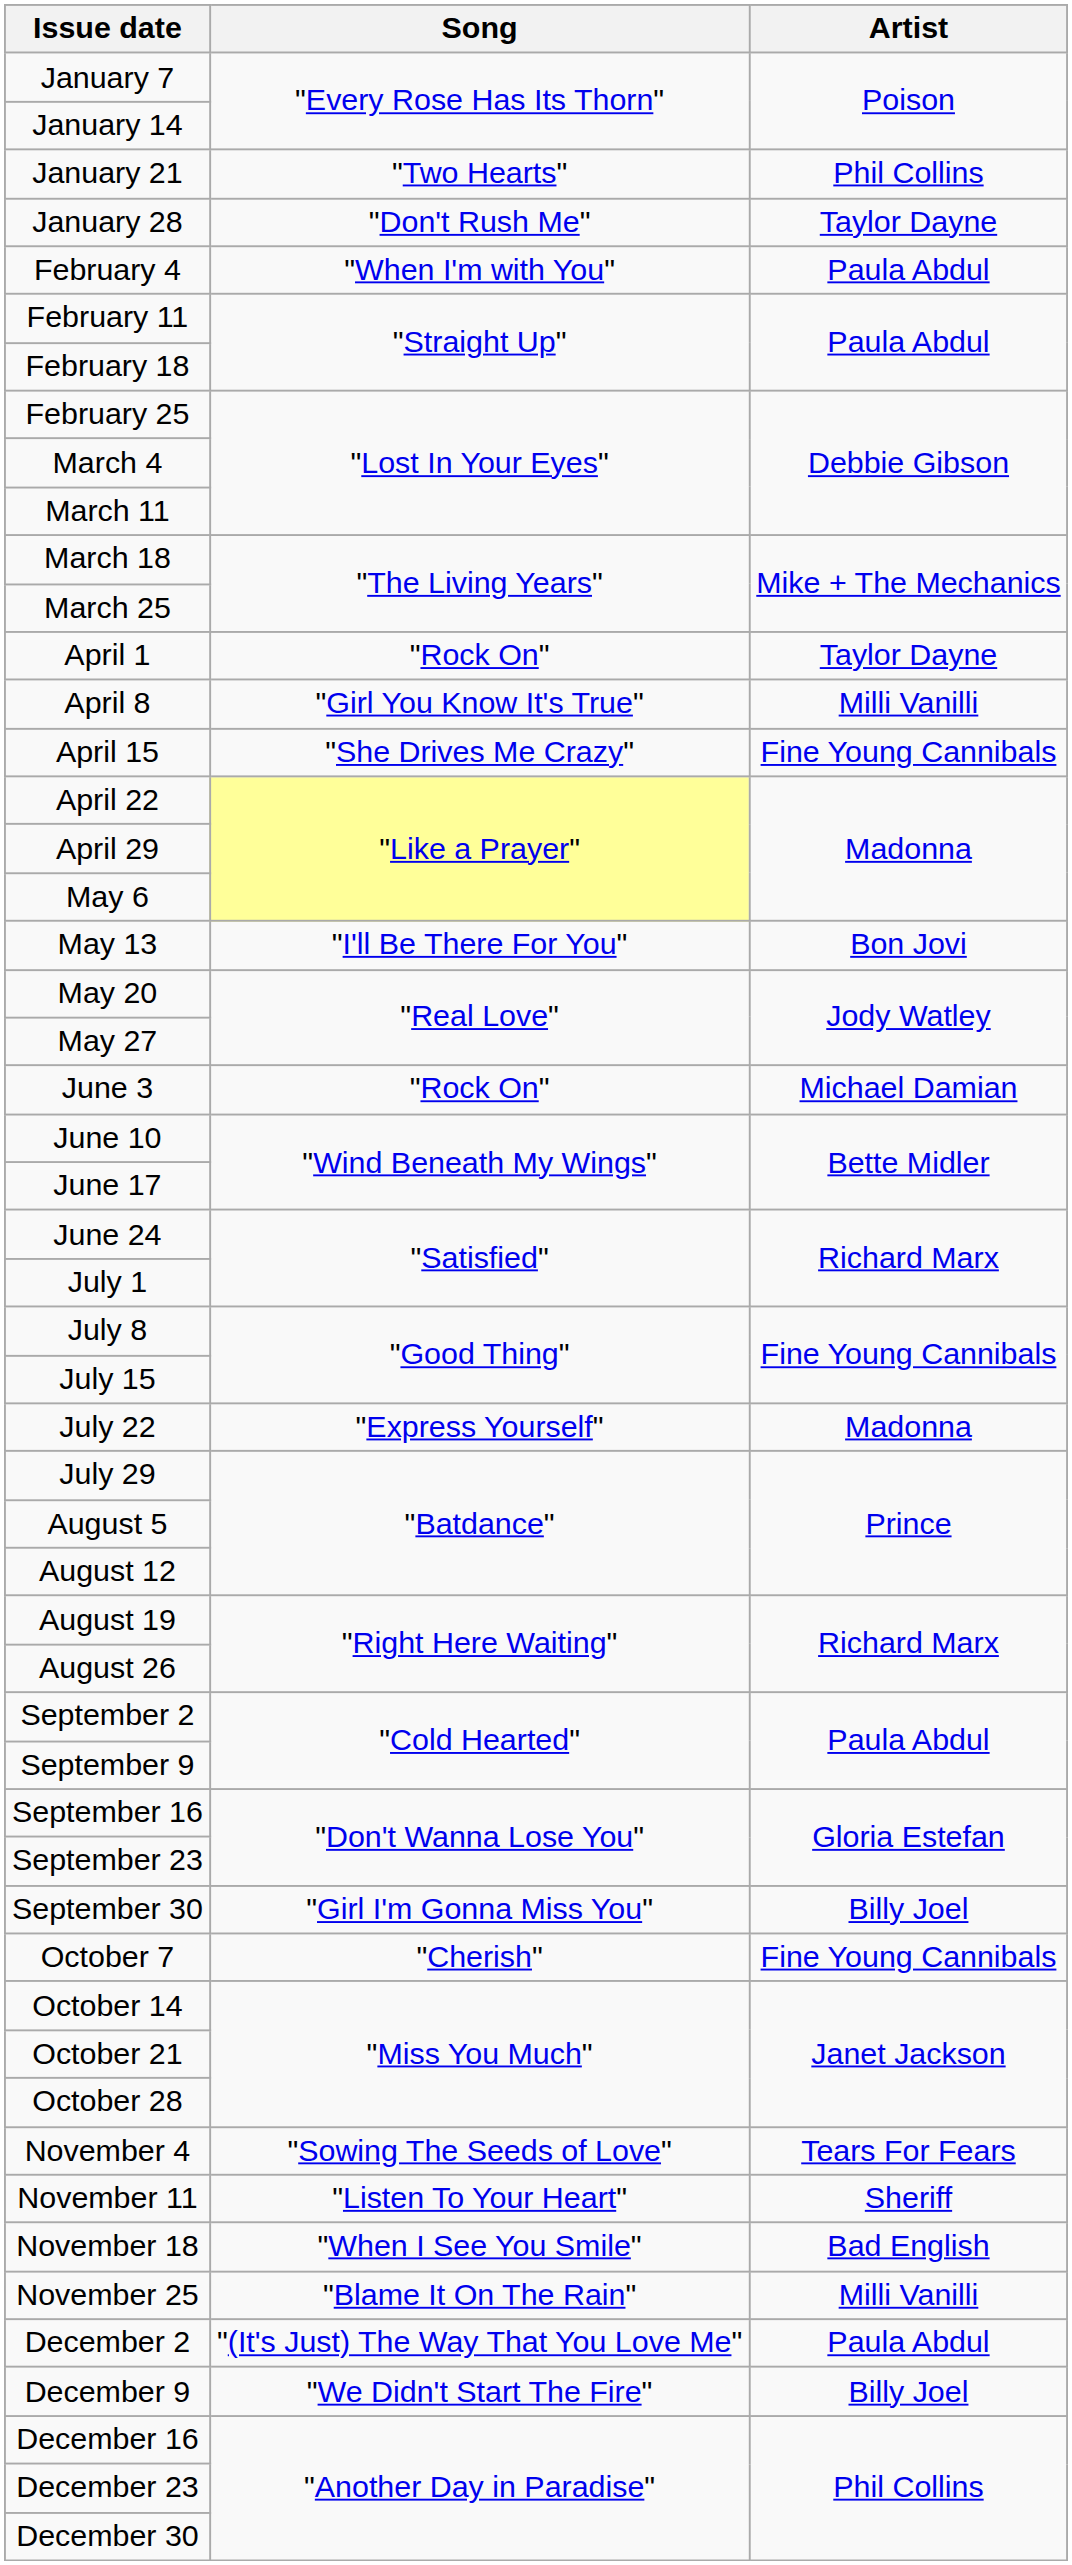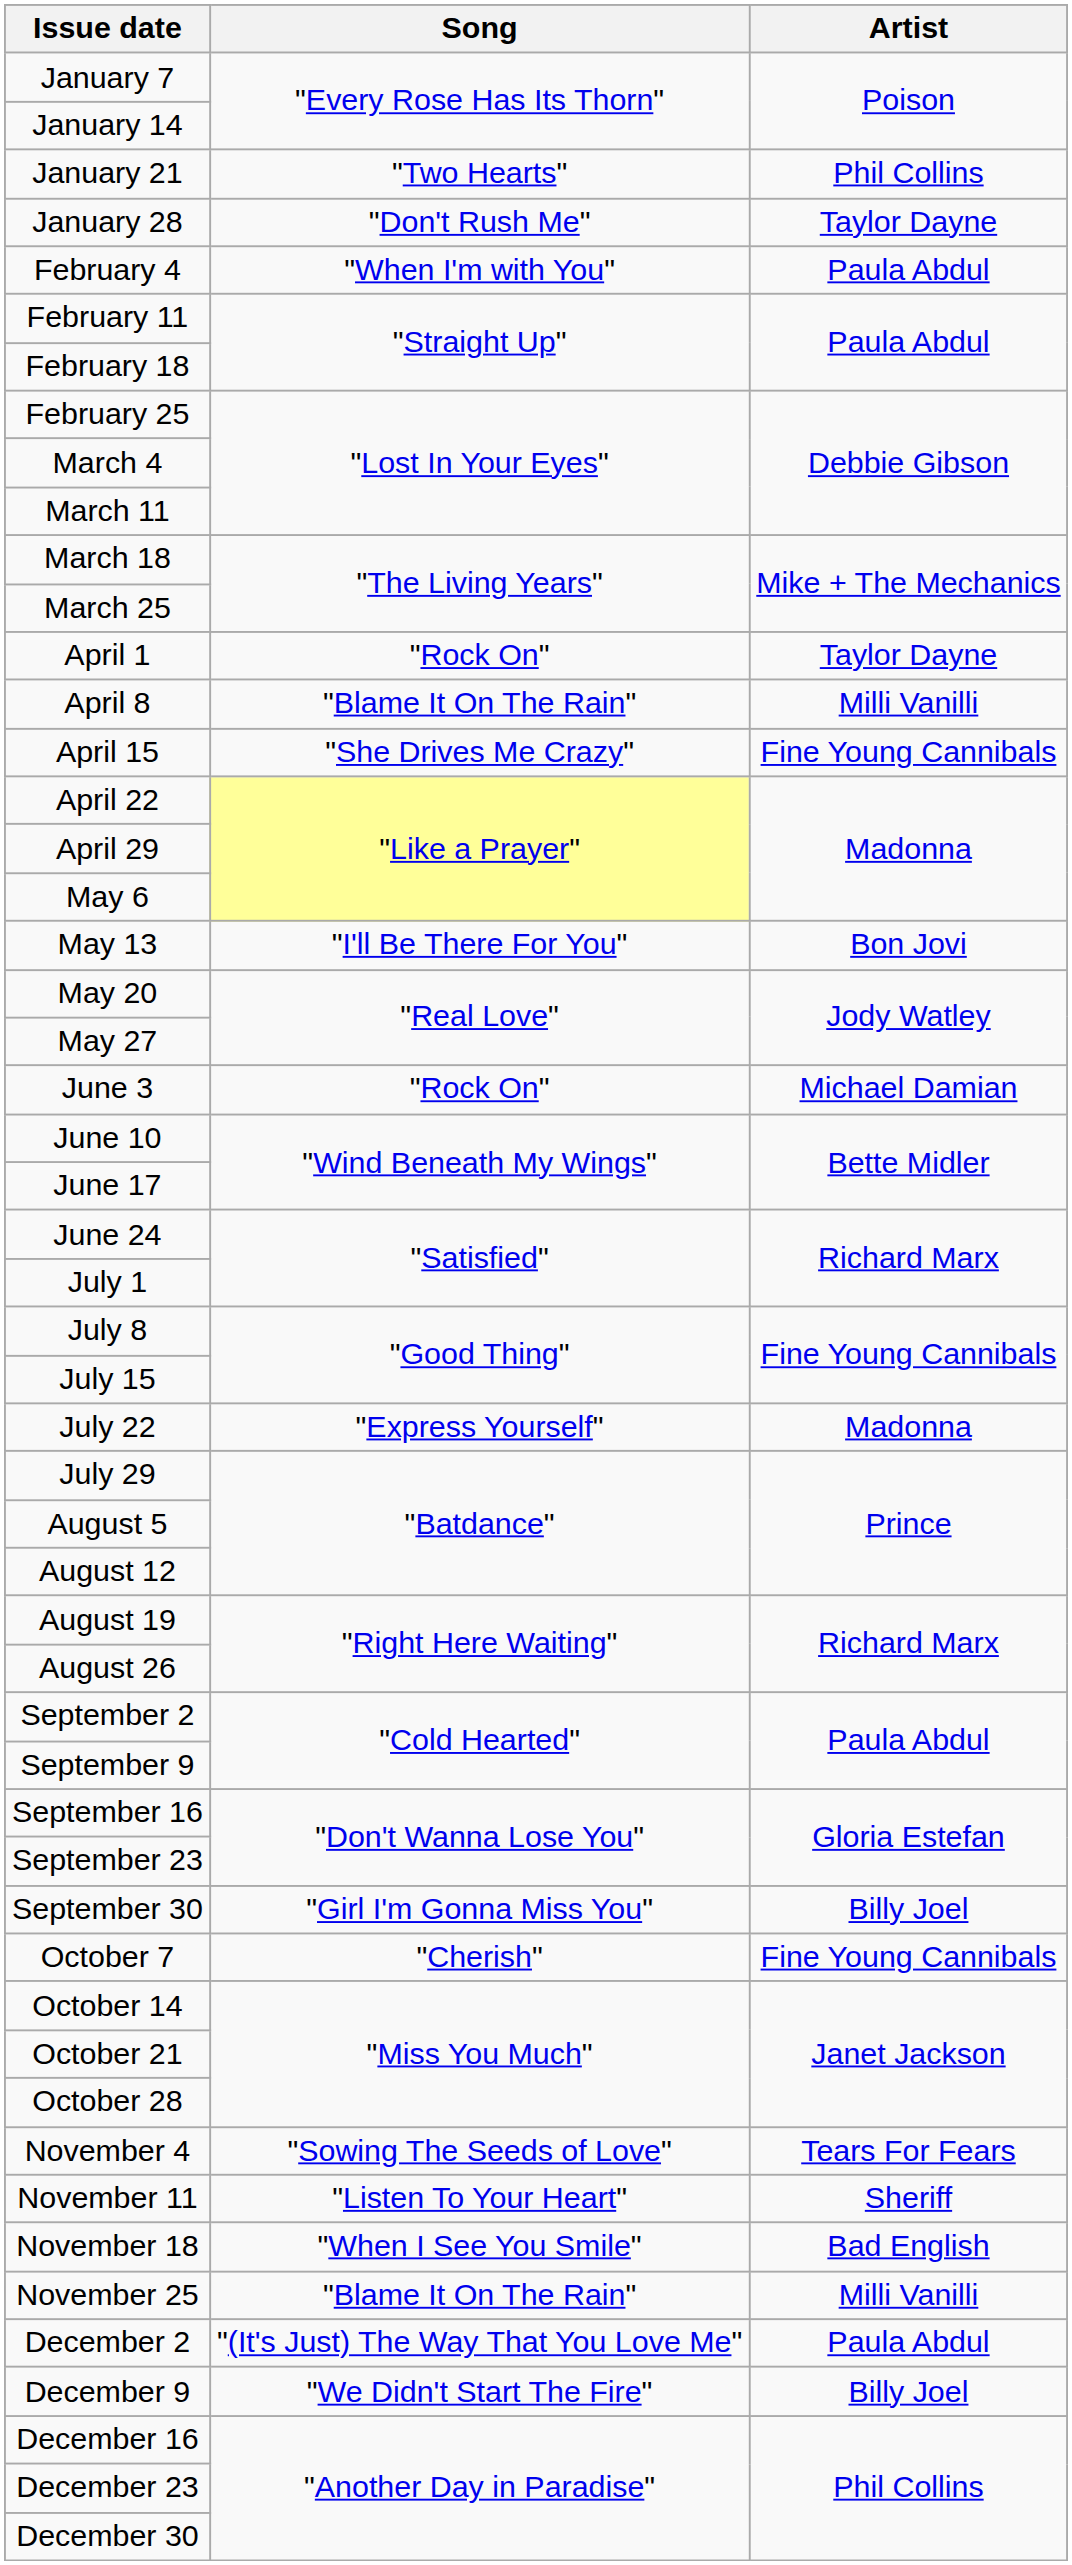(480, 703) "Girl You Know It's True" -> (480, 703) "Blame It On The Rain"
